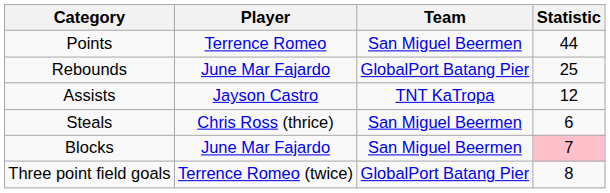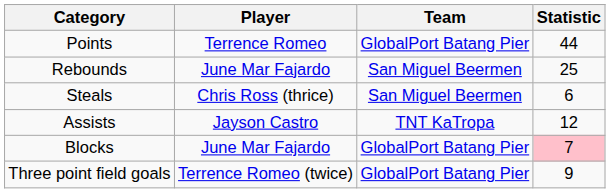(445, 43) San Miguel Beermen -> (445, 43) GlobalPort Batang Pier
(445, 69) GlobalPort Batang Pier -> (445, 69) San Miguel Beermen
rows swapped: (89, 95) <-> (89, 122)
(445, 148) San Miguel Beermen -> (445, 148) GlobalPort Batang Pier
(569, 174) 8 -> (569, 174) 9
